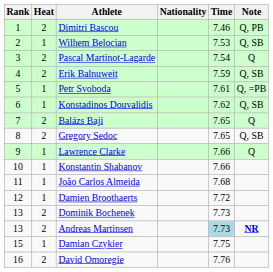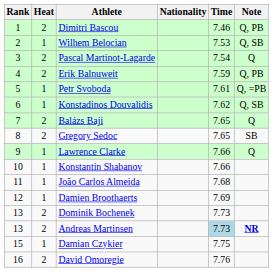(251, 74) Q, SB -> (251, 74) Q, PB
(251, 136) Q, SB -> (251, 136) SB
(222, 197) 7.72 -> (222, 197) 7.69
